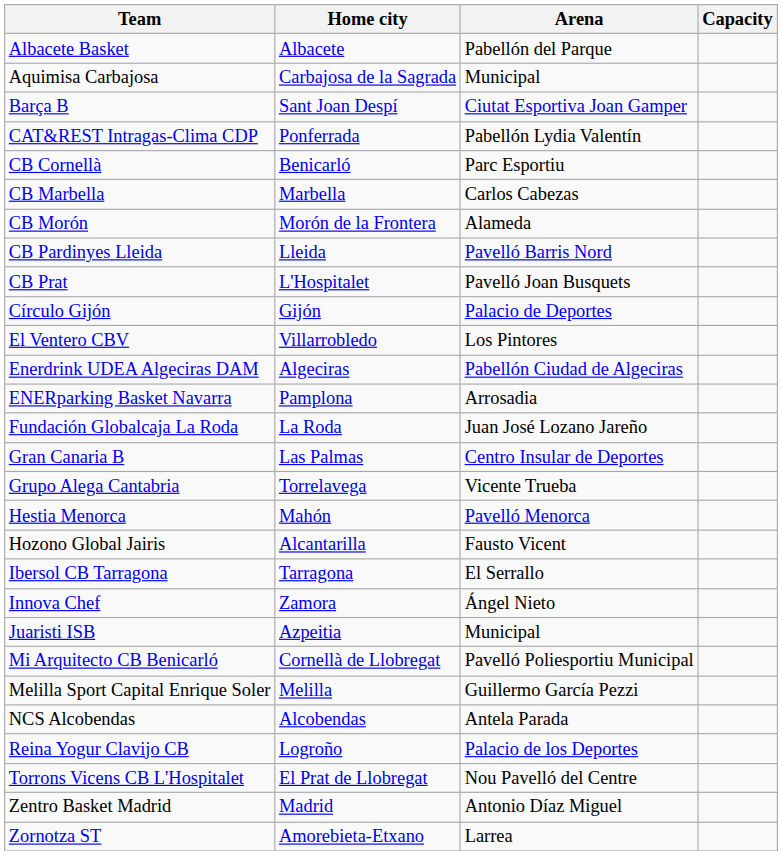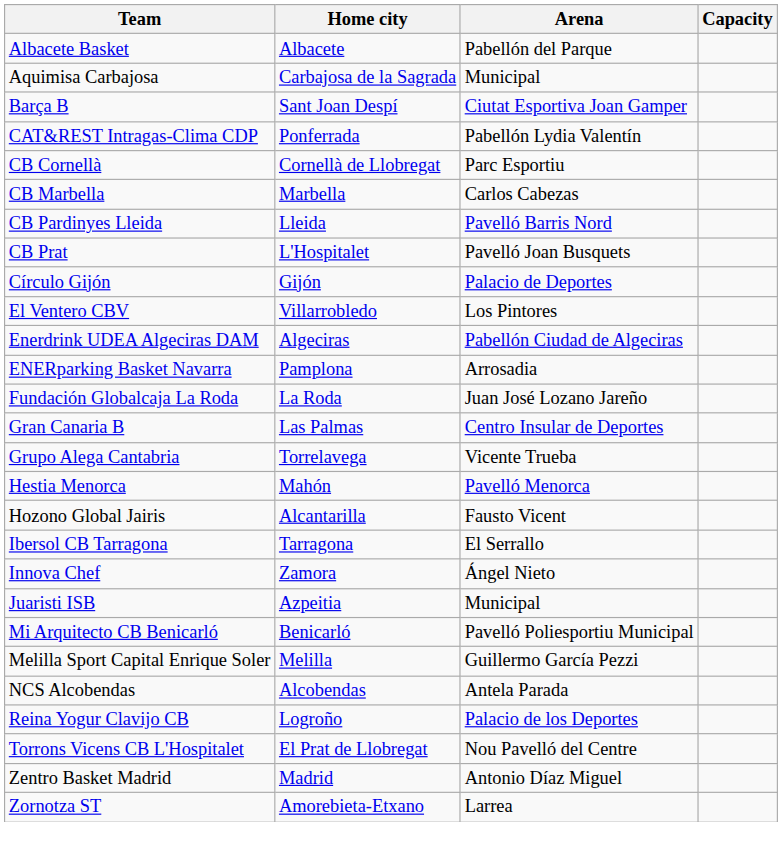(315, 164) Benicarló -> (360, 164) Cornellà de Llobregat
- row: (48, 223)
(360, 661) Cornellà de Llobregat -> (315, 631) Benicarló
